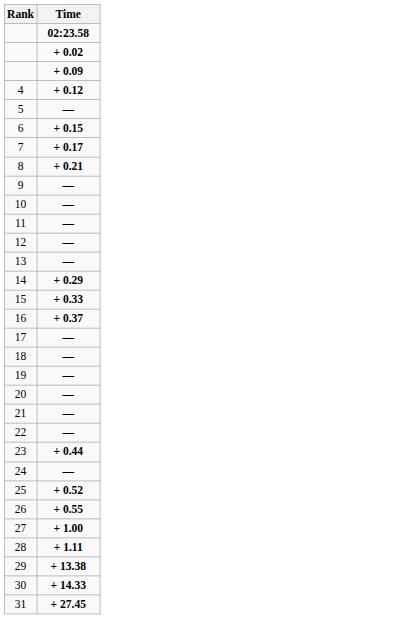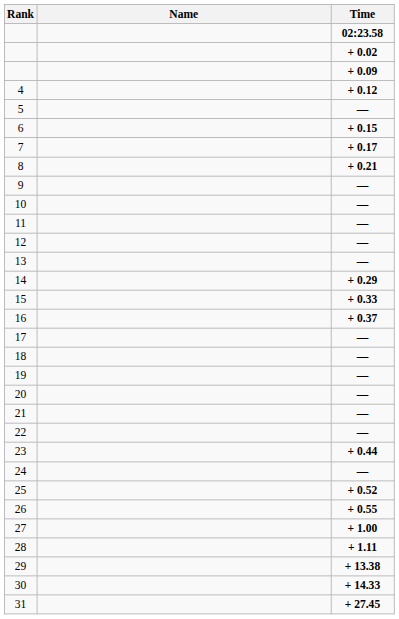+ column: (184, 14)
